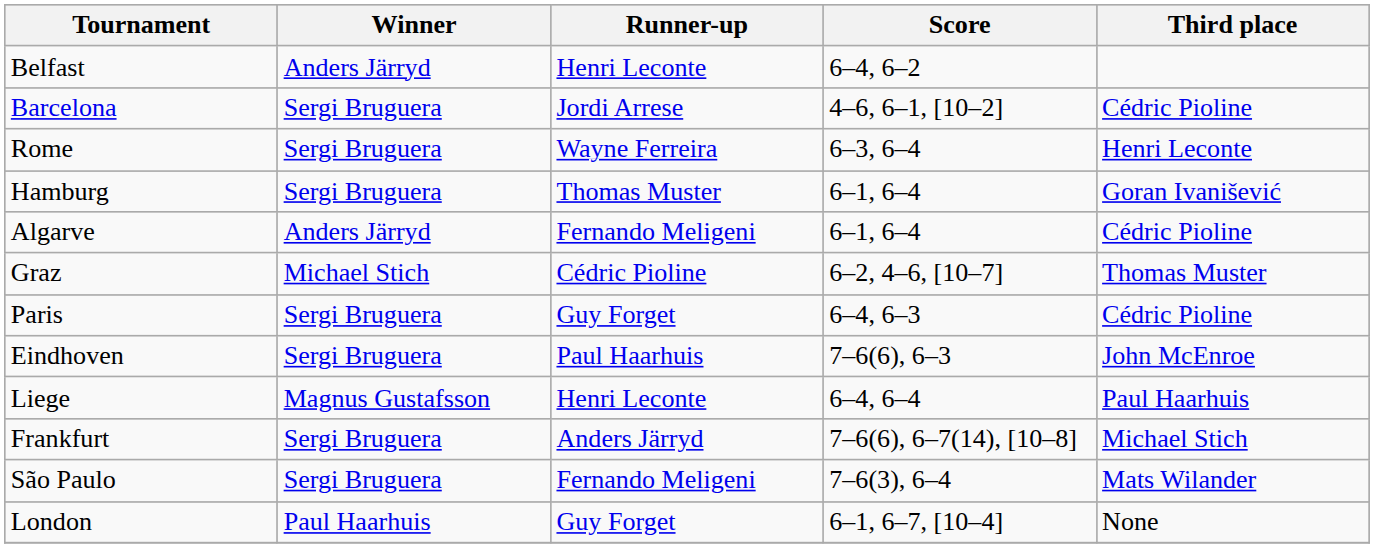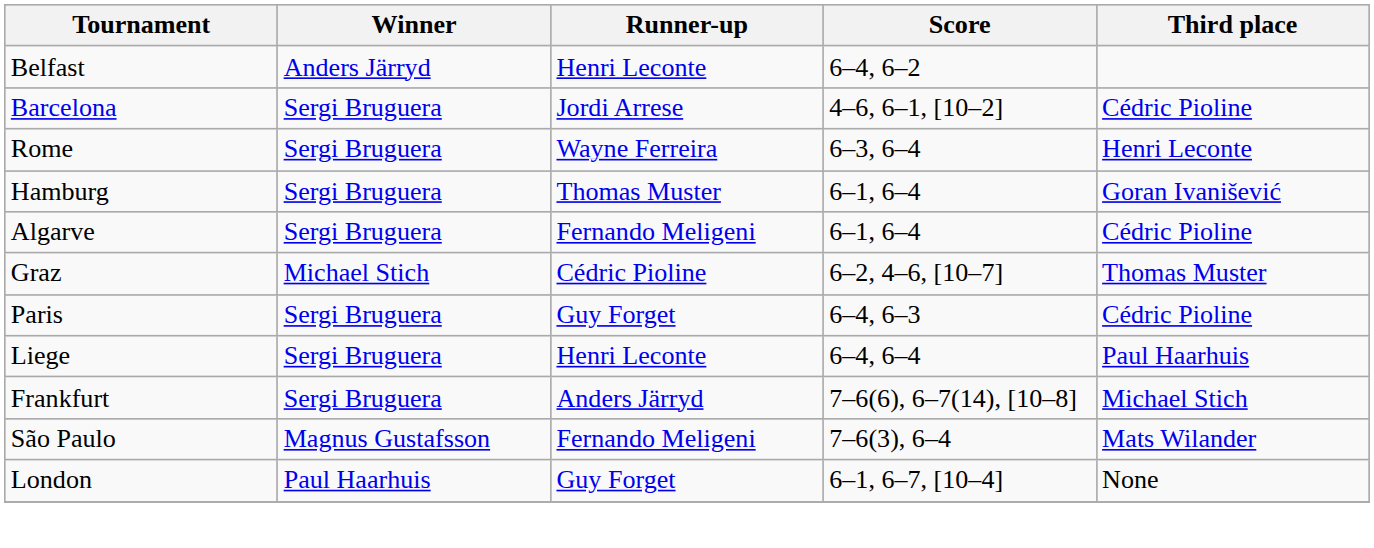(357, 231) Anders Järryd -> (363, 231) Sergi Bruguera
- row: (67, 356)
(387, 397) Magnus Gustafsson -> (363, 356) Sergi Bruguera
(363, 480) Sergi Bruguera -> (387, 438) Magnus Gustafsson
